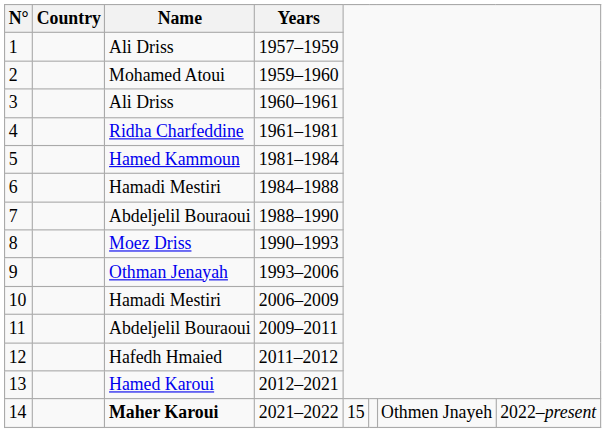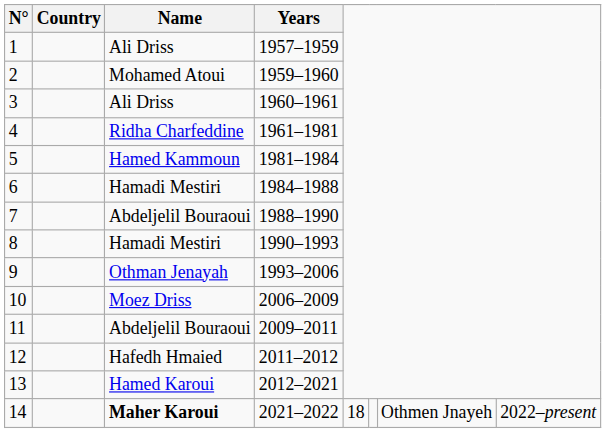(150, 243) Moez Driss -> (165, 243) Hamadi Mestiri
(165, 300) Hamadi Mestiri -> (150, 300) Moez Driss
(356, 412) 15 -> (356, 412) 18
